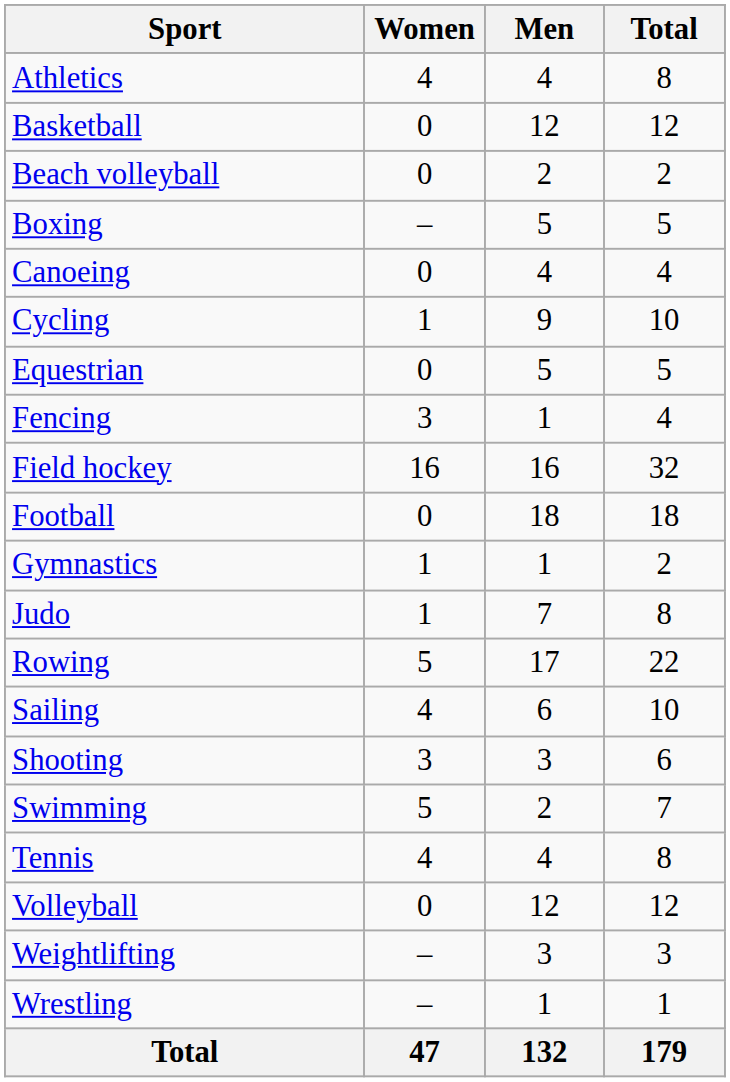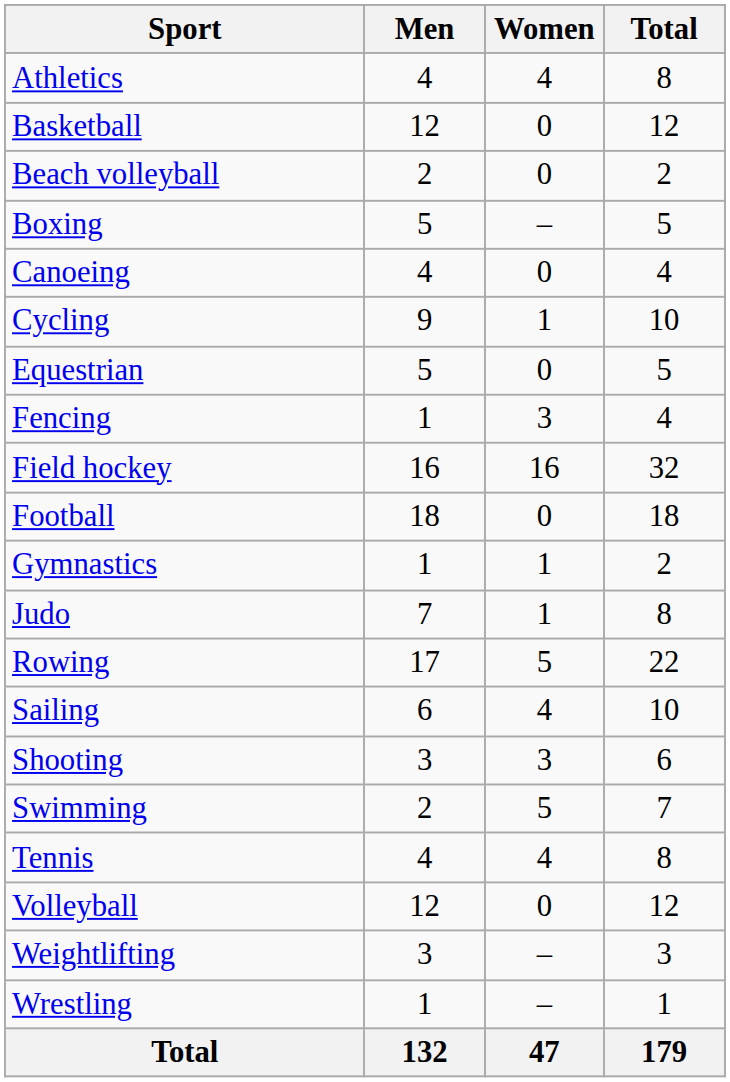columns swapped: (544, 28) <-> (425, 28)
